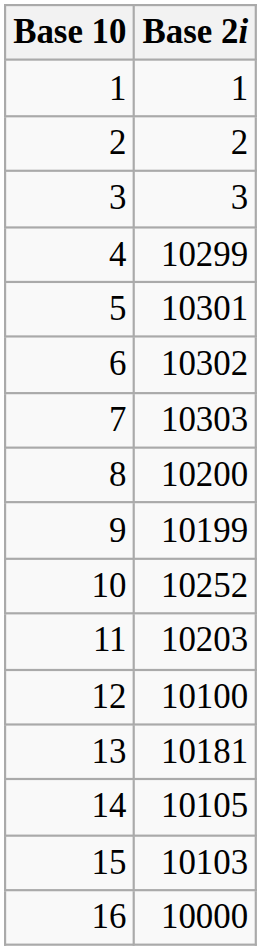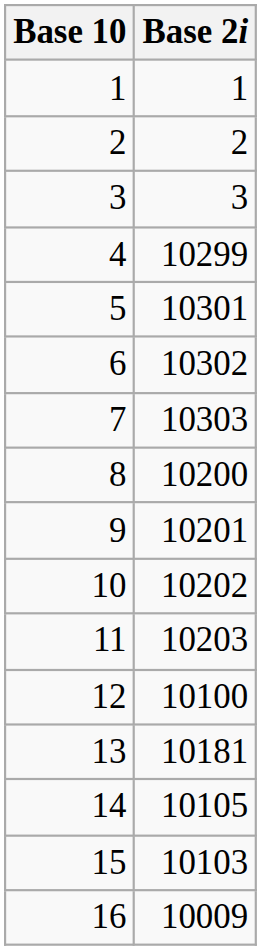(200, 530) 10199 -> (200, 530) 10201
(200, 585) 10252 -> (200, 585) 10202
(200, 917) 10000 -> (200, 917) 10009
